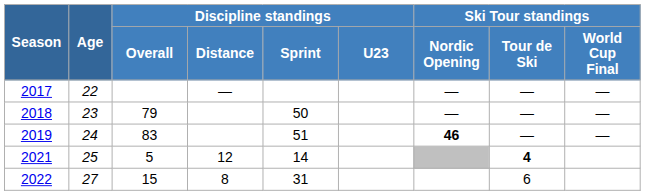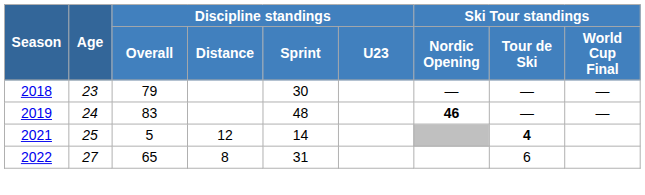- row: (36, 91)
(300, 113) 50 -> (300, 91) 30
(300, 136) 51 -> (300, 113) 48
(149, 180) 15 -> (149, 158) 65
